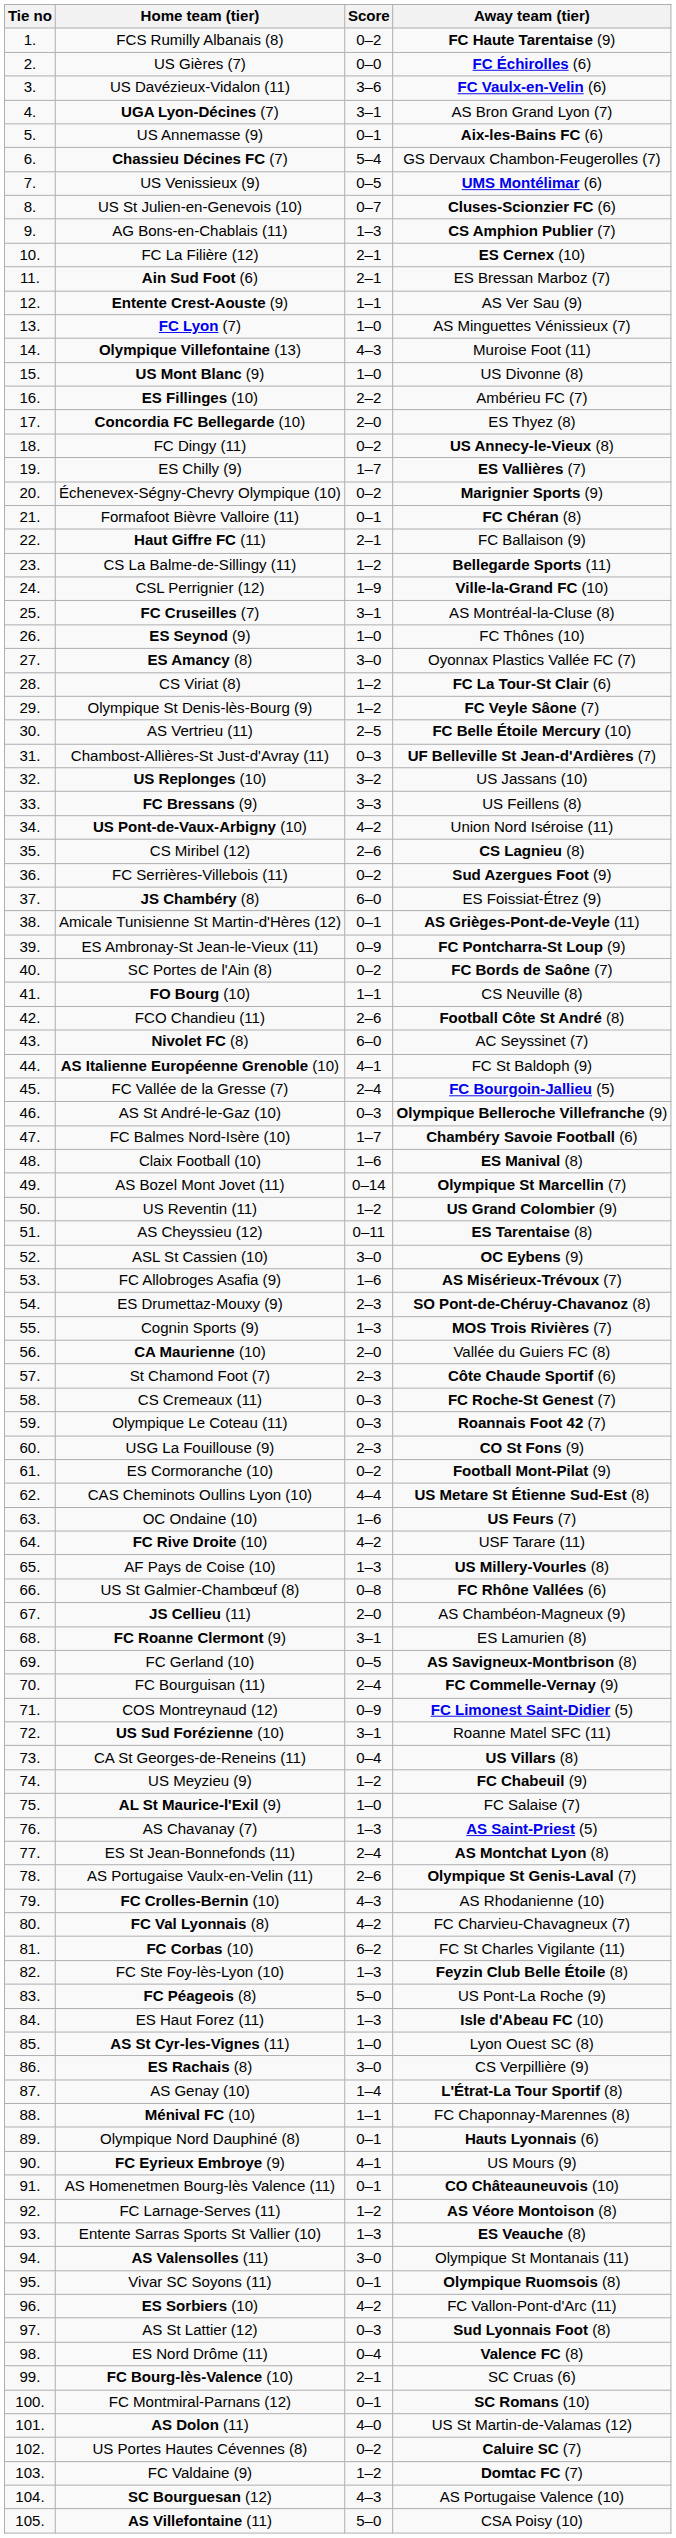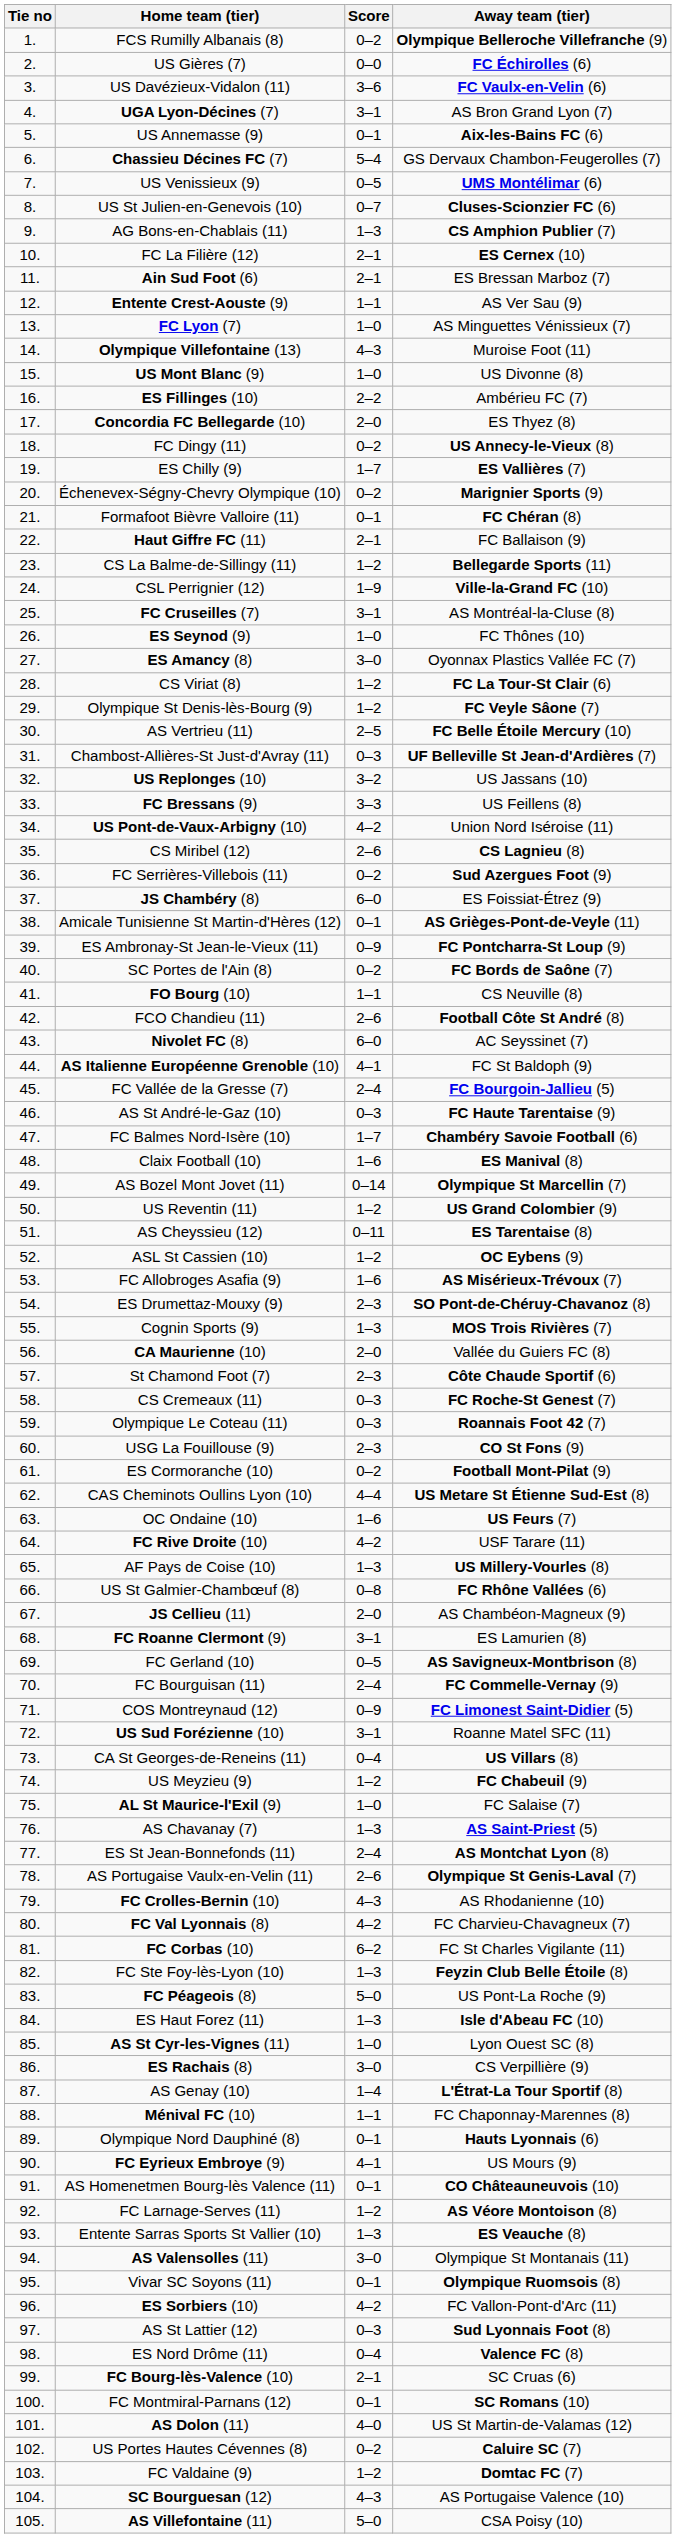(532, 40) FC Haute Tarentaise (9) -> (532, 40) Olympique Belleroche Villefranche (9)
(532, 1113) Olympique Belleroche Villefranche (9) -> (532, 1113) FC Haute Tarentaise (9)
(369, 1256) 3–0 -> (369, 1256) 1–2
